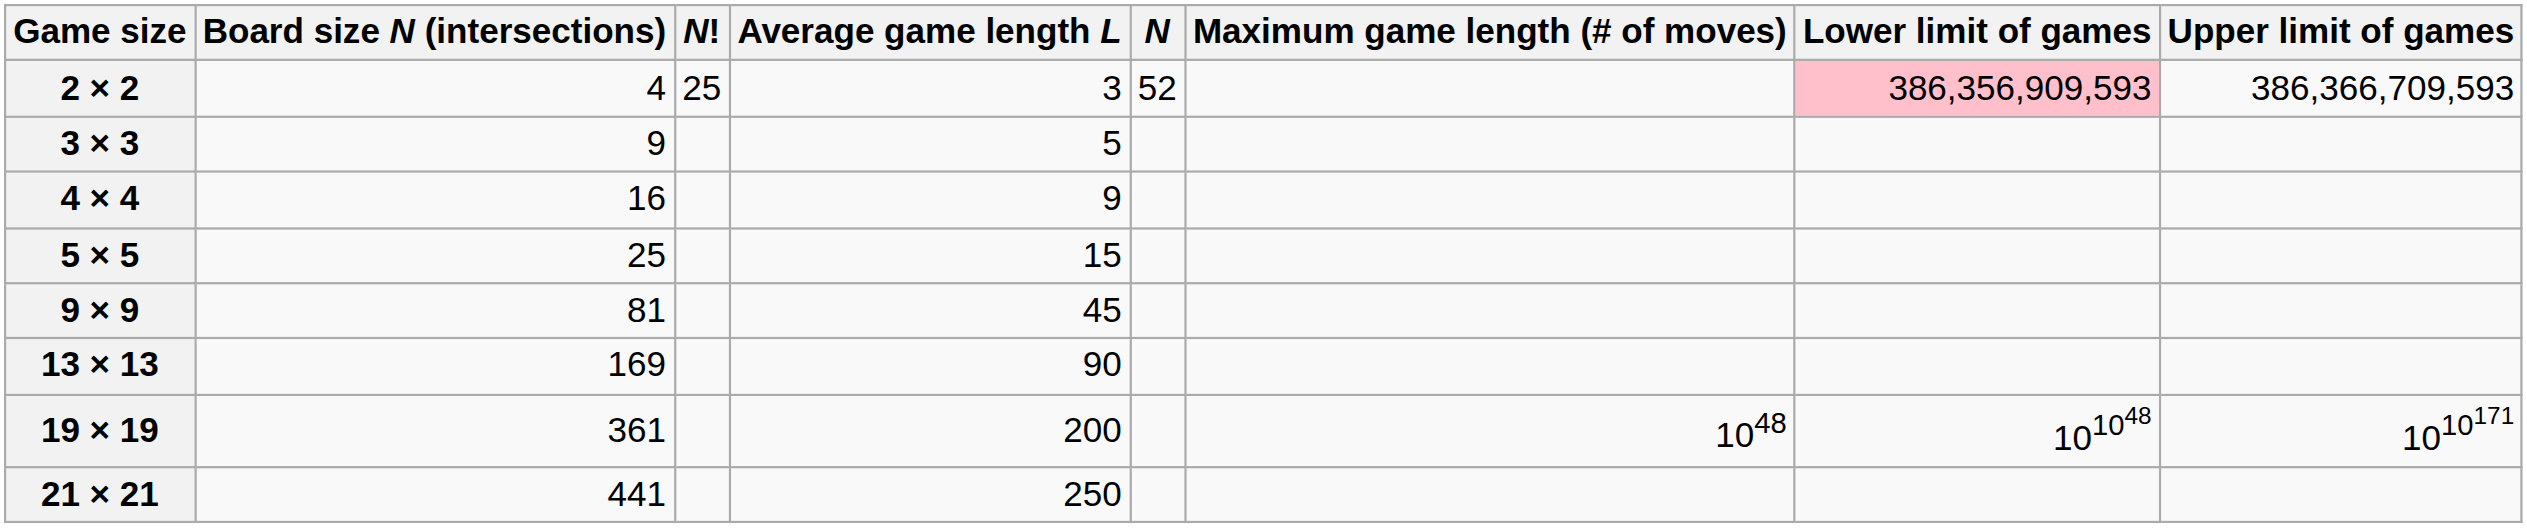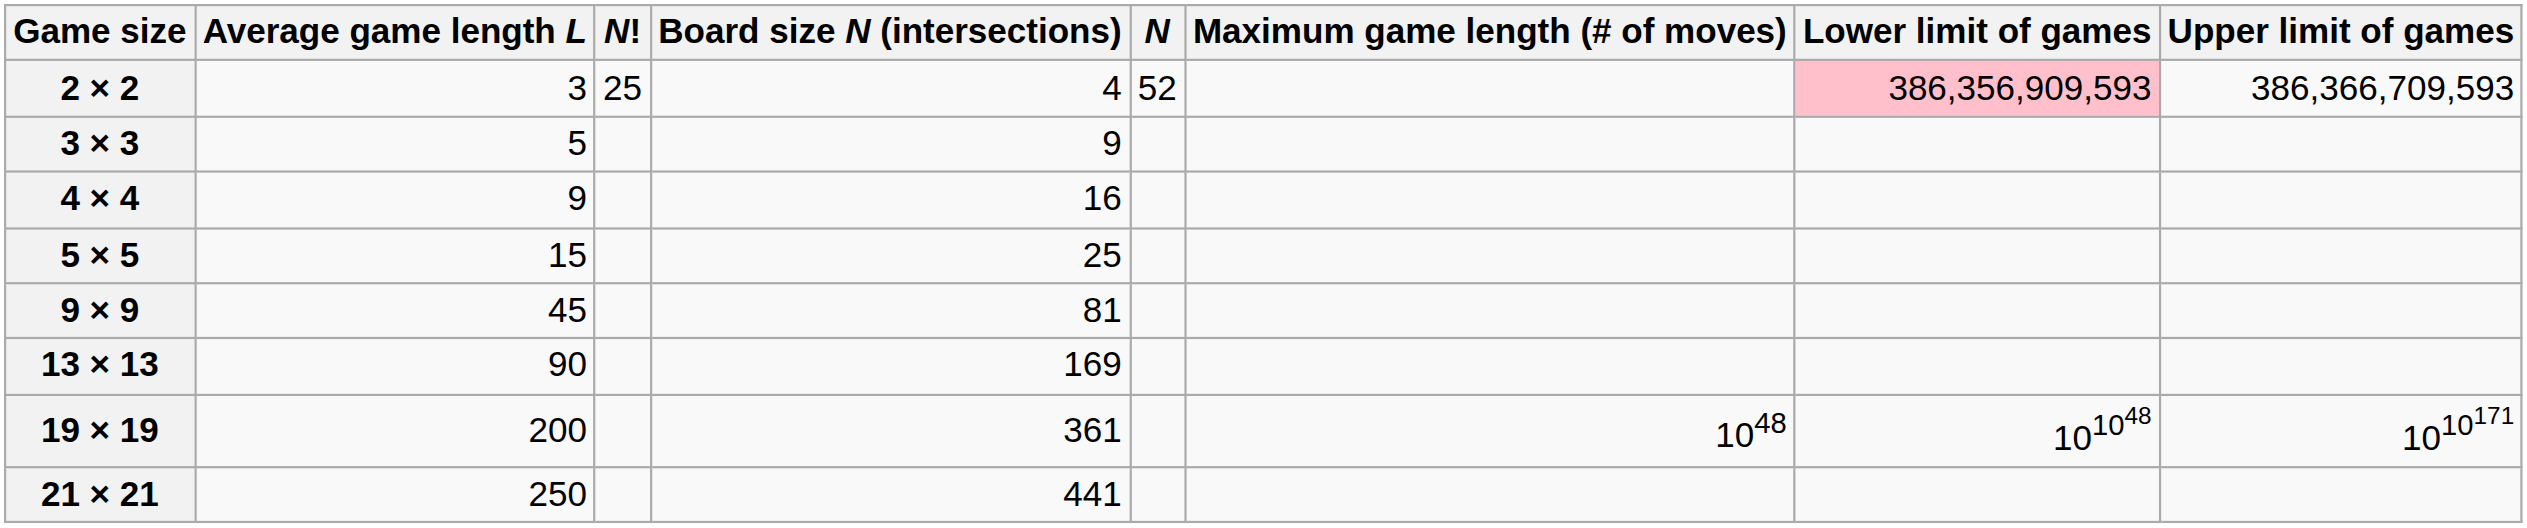columns swapped: (434, 32) <-> (930, 32)
